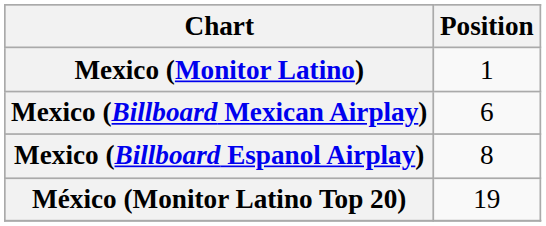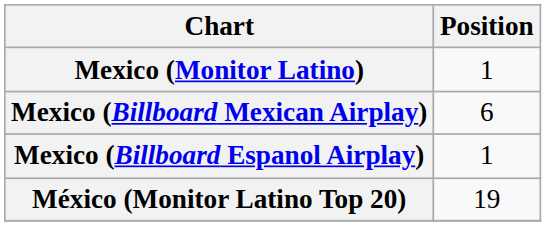(487, 155) 8 -> (487, 155) 1
